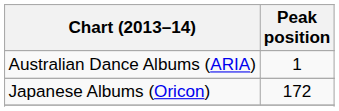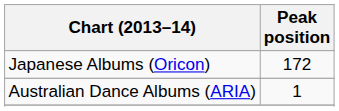rows swapped: (132, 64) <-> (109, 91)
